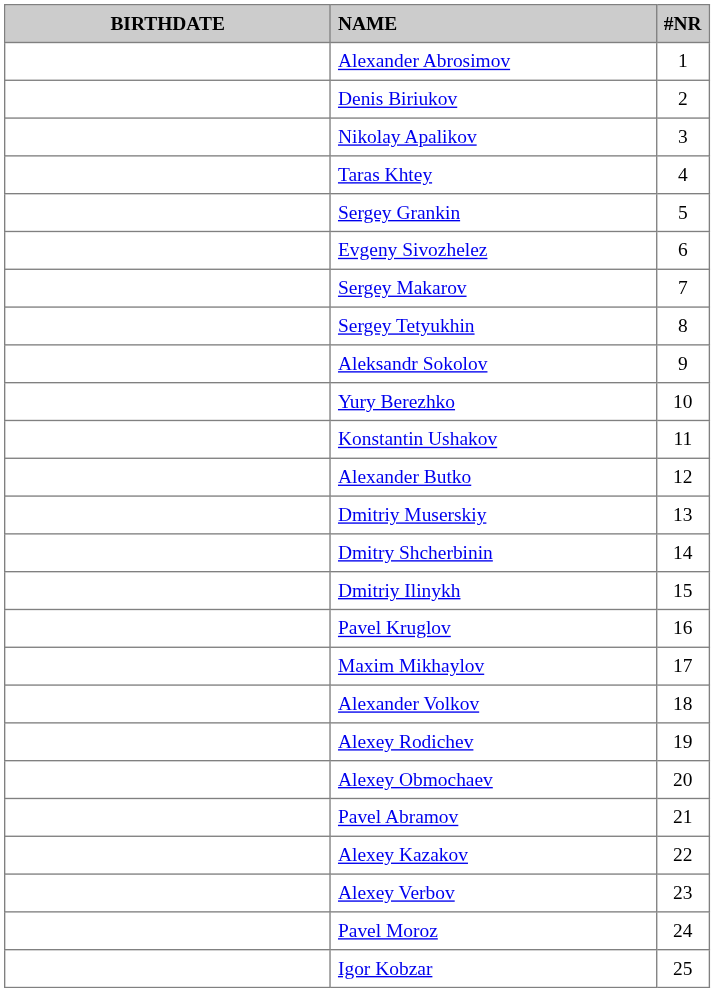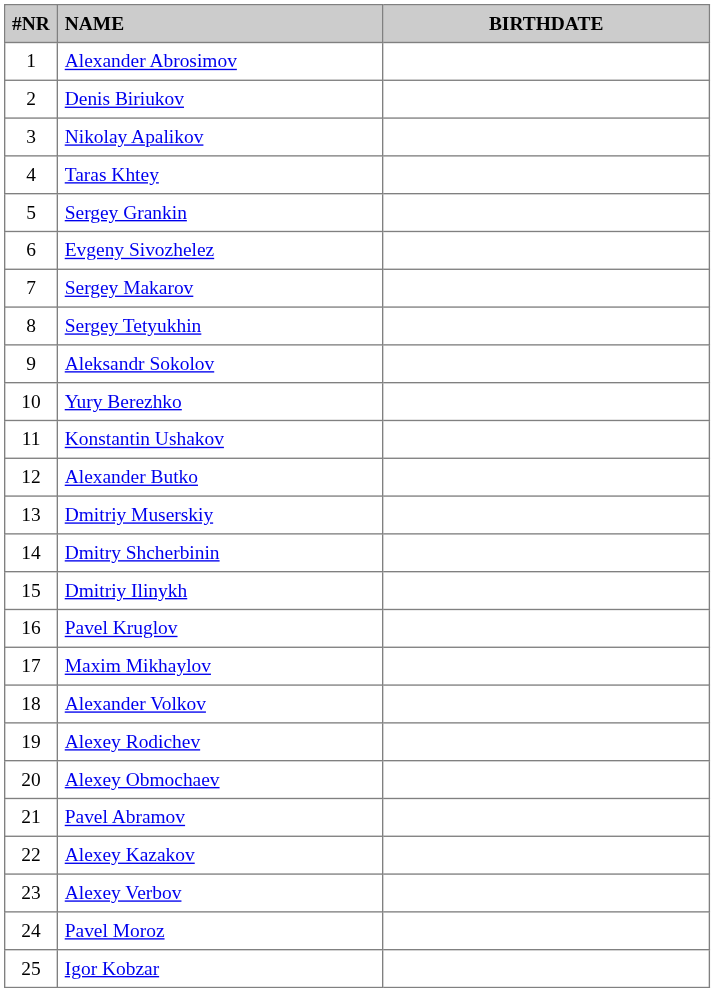columns swapped: (683, 23) <-> (168, 23)
